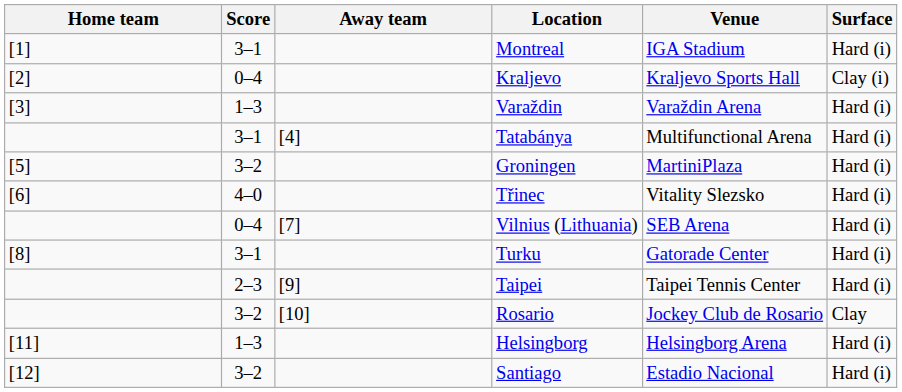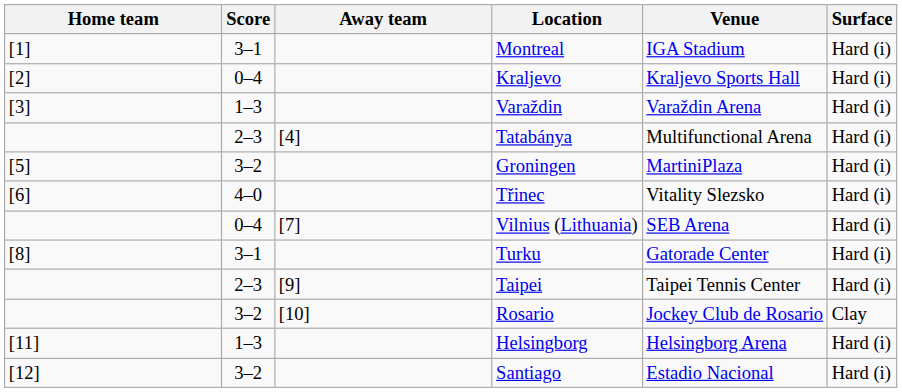(860, 78) Clay (i) -> (861, 78) Hard (i)
(248, 136) 3–1 -> (248, 136) 2–3
